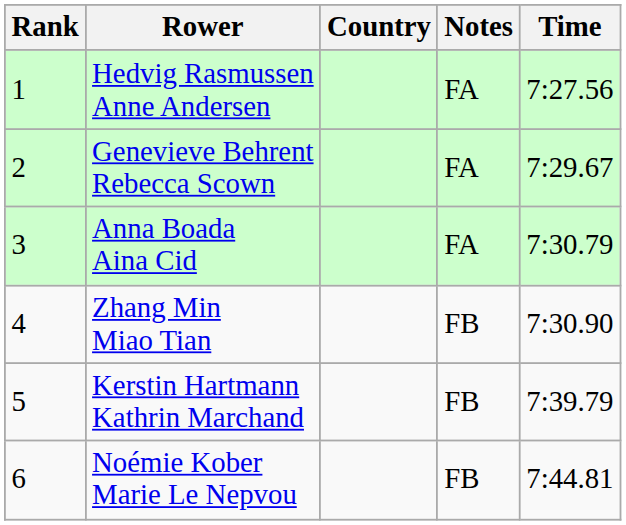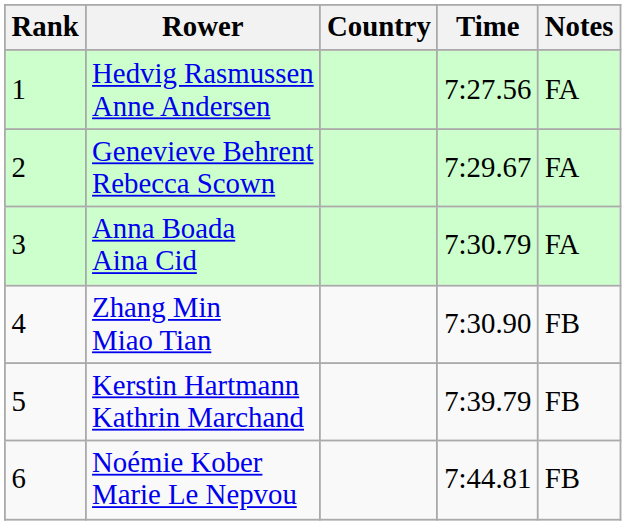columns swapped: (570, 27) <-> (479, 27)
